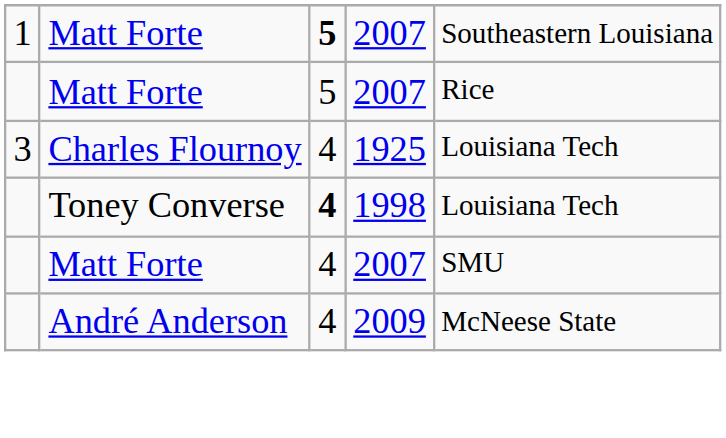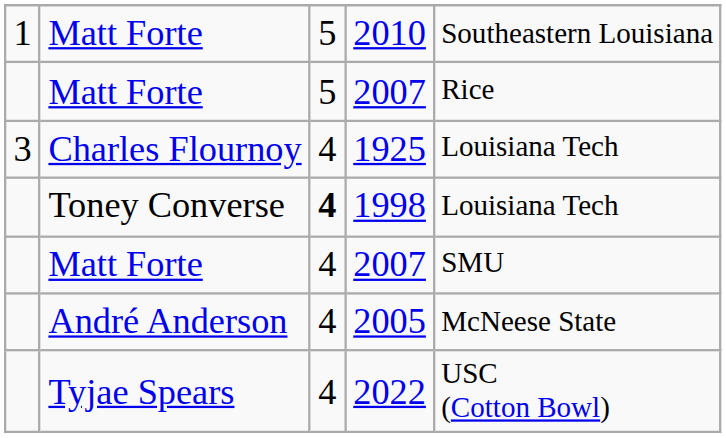(327, 33) bold -> (327, 33) normal
(390, 33) 2007 -> (390, 33) 2010
(390, 321) 2009 -> (390, 321) 2005
+ row: (23, 392)
